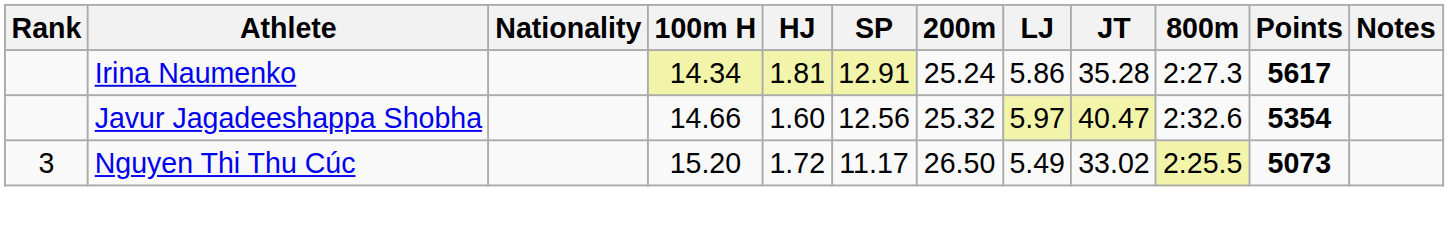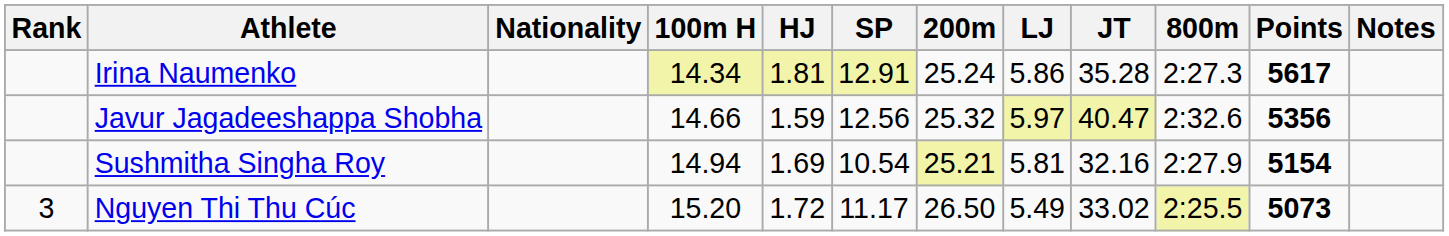(797, 118) 1.60 -> (797, 118) 1.59
(1299, 118) 5354 -> (1299, 118) 5356
+ row: (240, 163)
